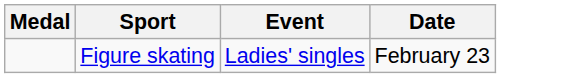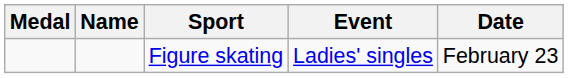+ column: (110, 22)
